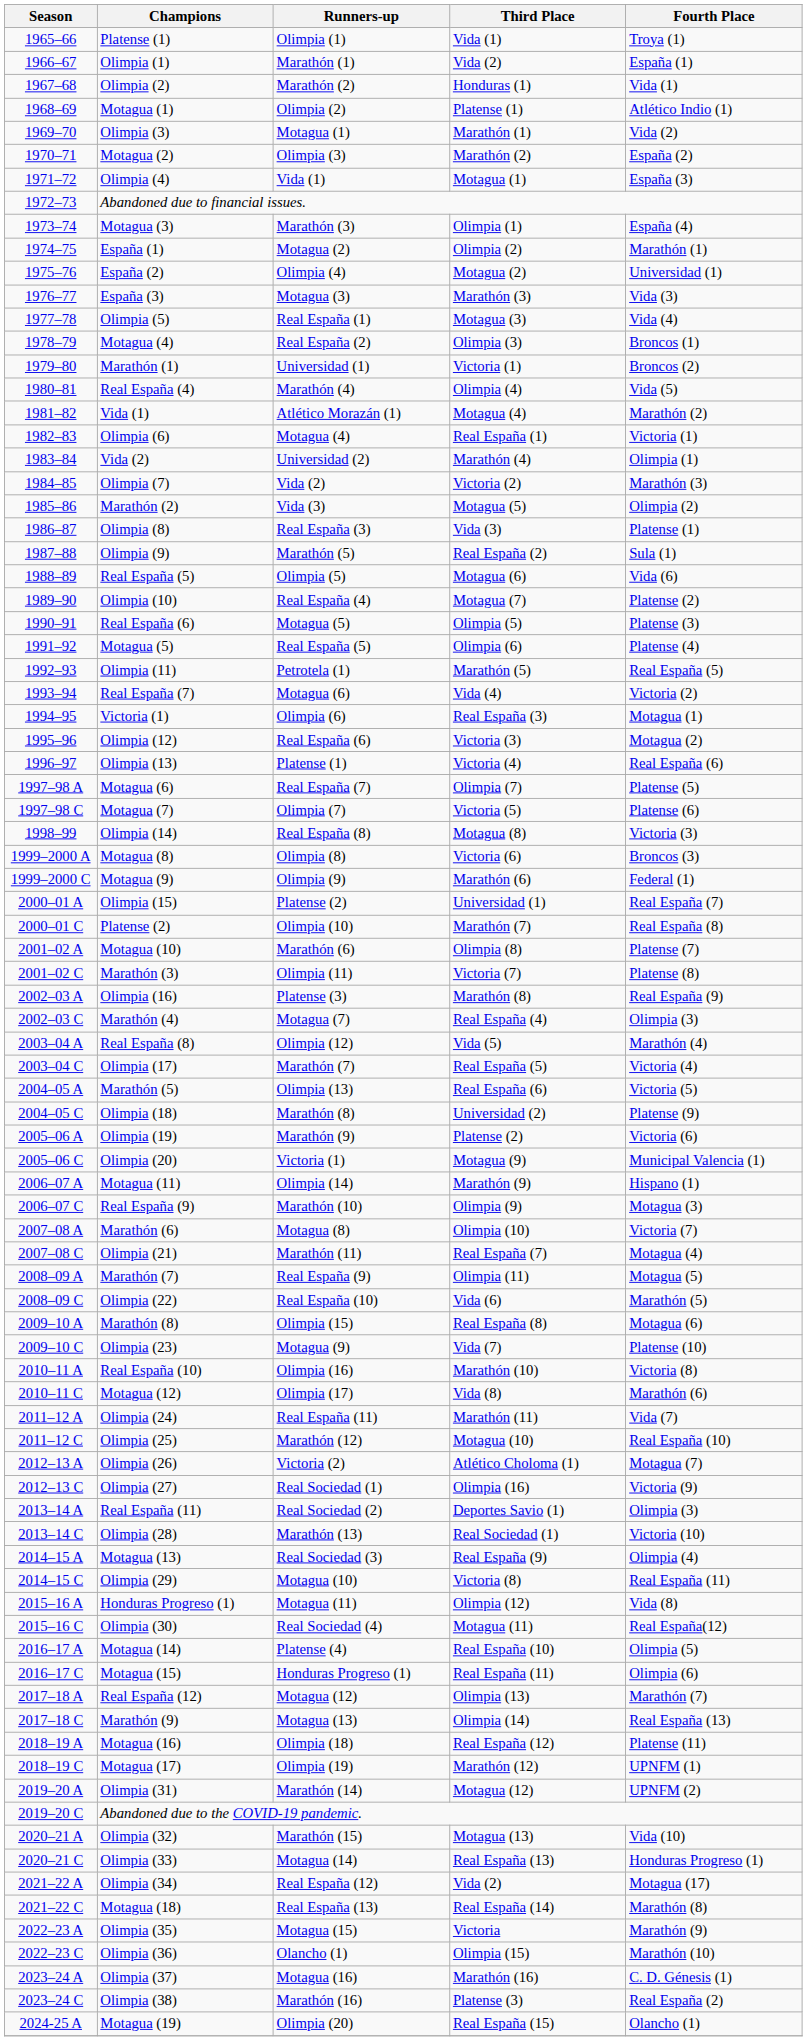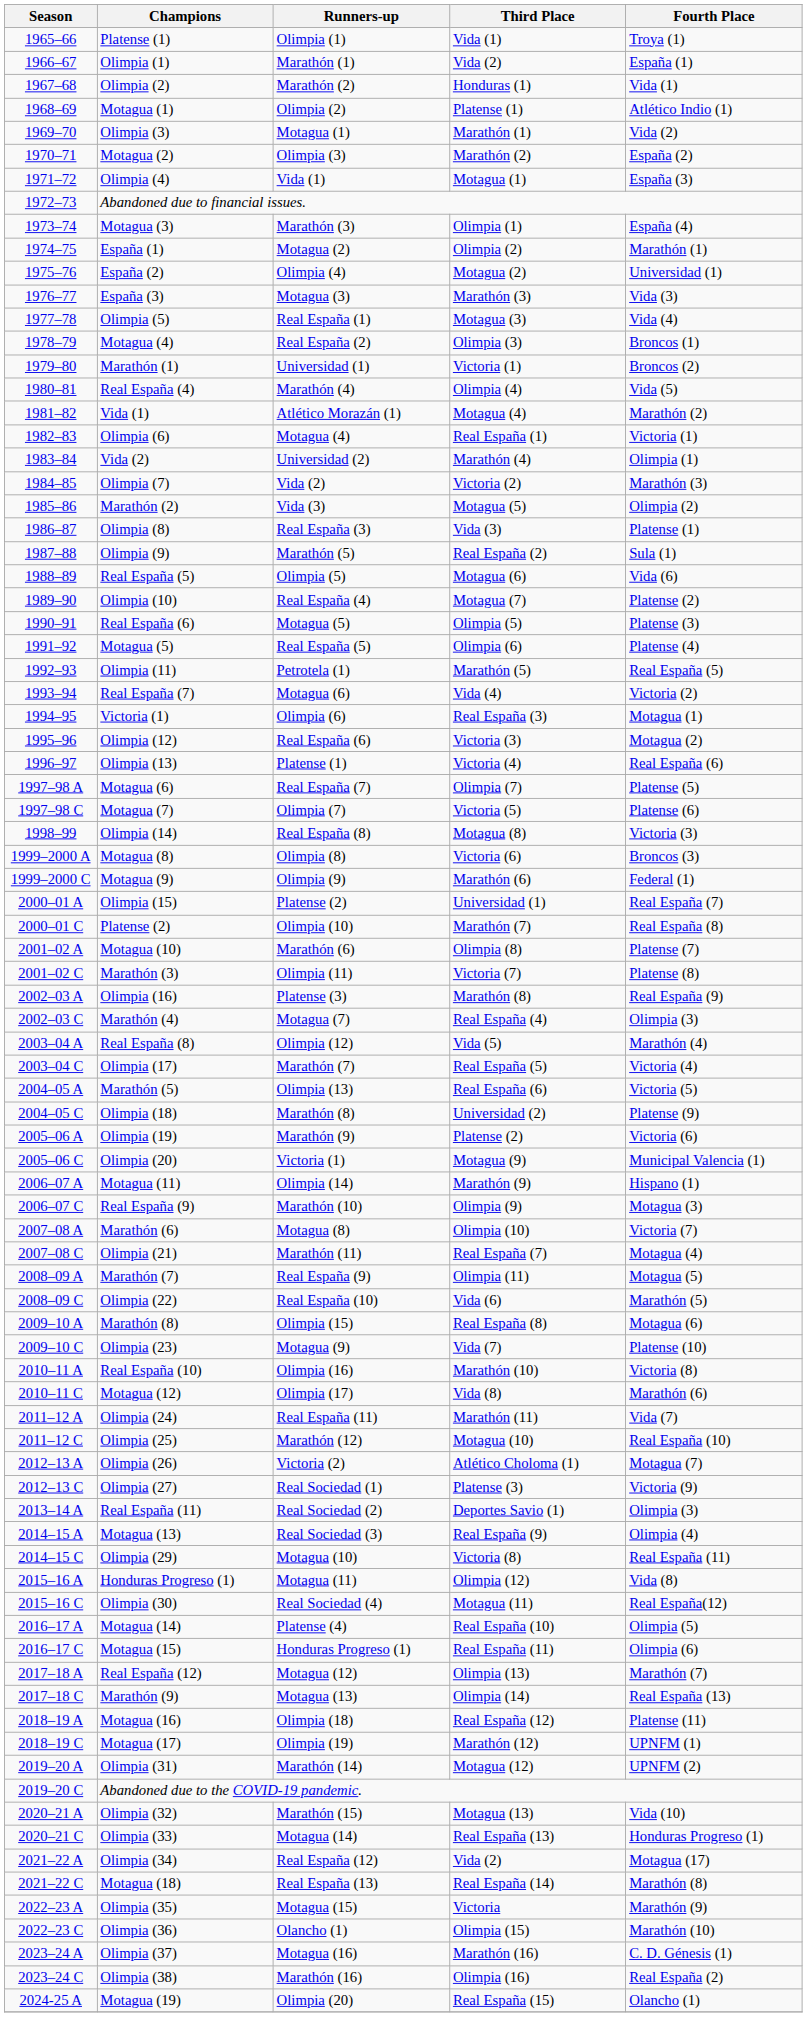(491, 1486) Olimpia (16) -> (488, 1486) Platense (3)
- row: (139, 1533)
(488, 2000) Platense (3) -> (491, 1977) Olimpia (16)
